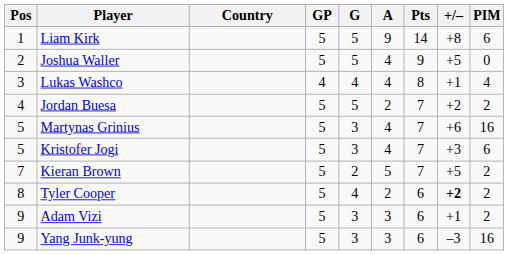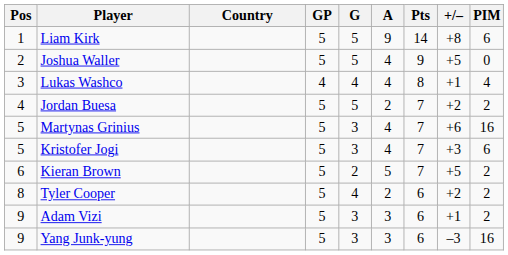(21, 171) 7 -> (21, 171) 6
(454, 194) bold -> (454, 194) normal
